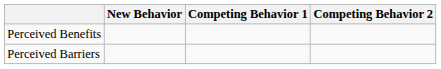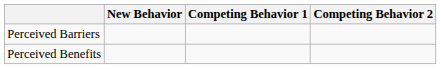rows swapped: (54, 34) <-> (54, 53)
